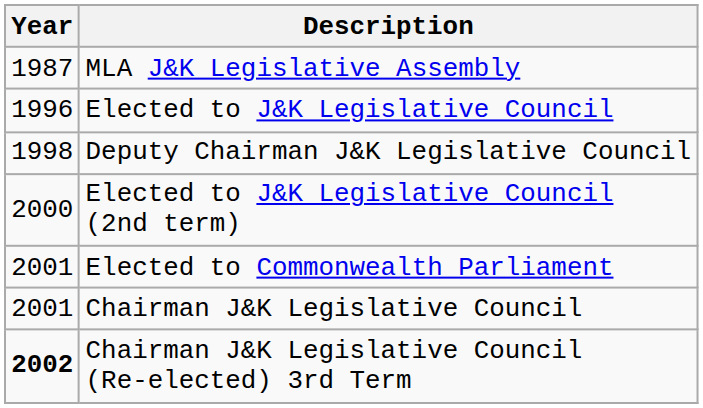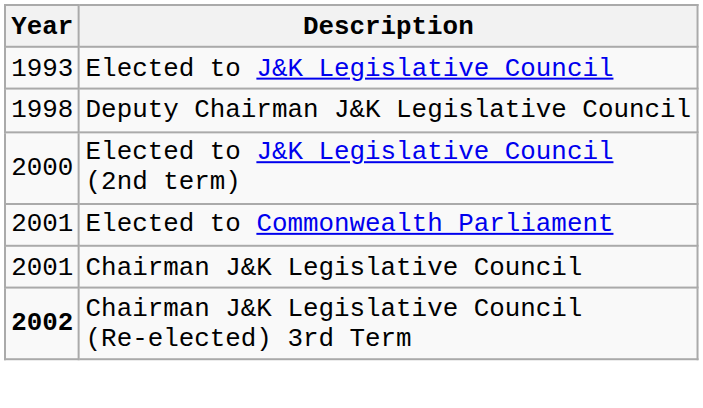- row: (303, 68)
(42, 110) 1996 -> (42, 68) 1993
